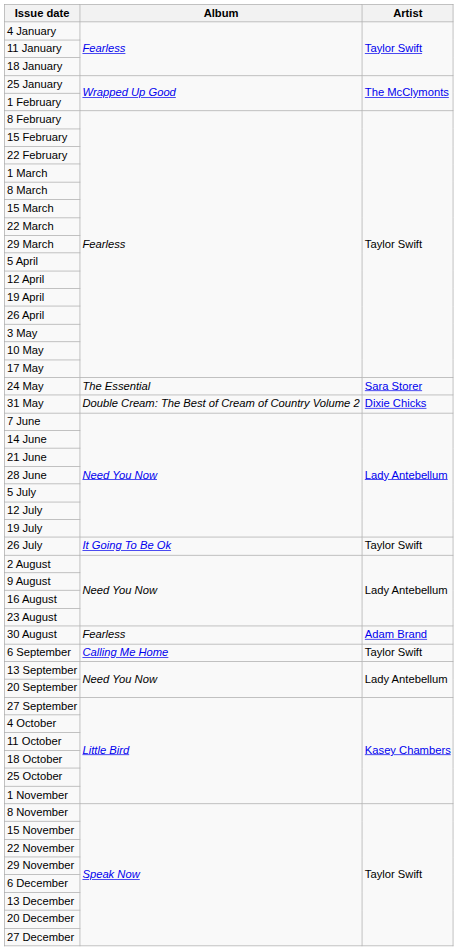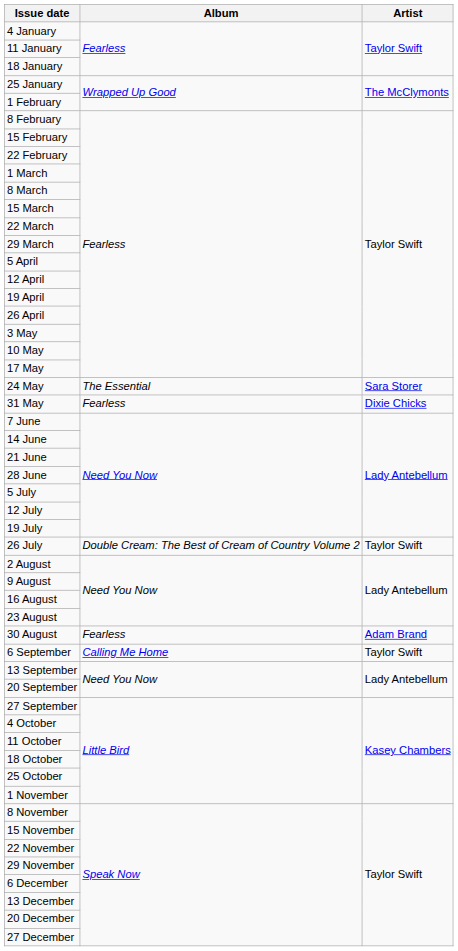(221, 404) Double Cream: The Best of Cream of Country Volume 2 -> (104, 404) Fearless
(127, 546) It Going To Be Ok -> (221, 546) Double Cream: The Best of Cream of Country Volume 2
